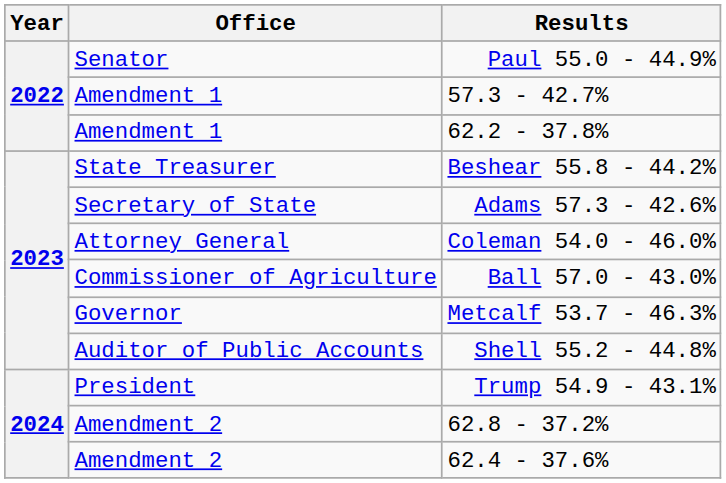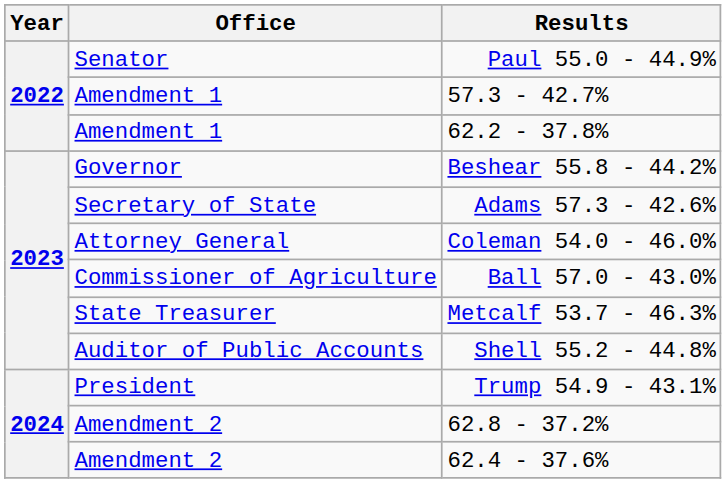(175, 169) State Treasurer -> (128, 169) Governor
(128, 315) Governor -> (175, 315) State Treasurer
